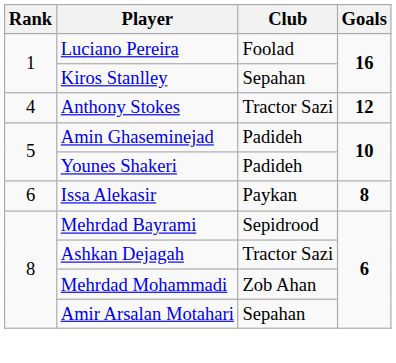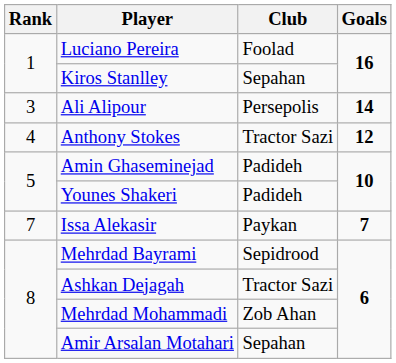+ row: (103, 107)
(31, 195) 6 -> (31, 225) 7
(364, 195) 8 -> (364, 225) 7
